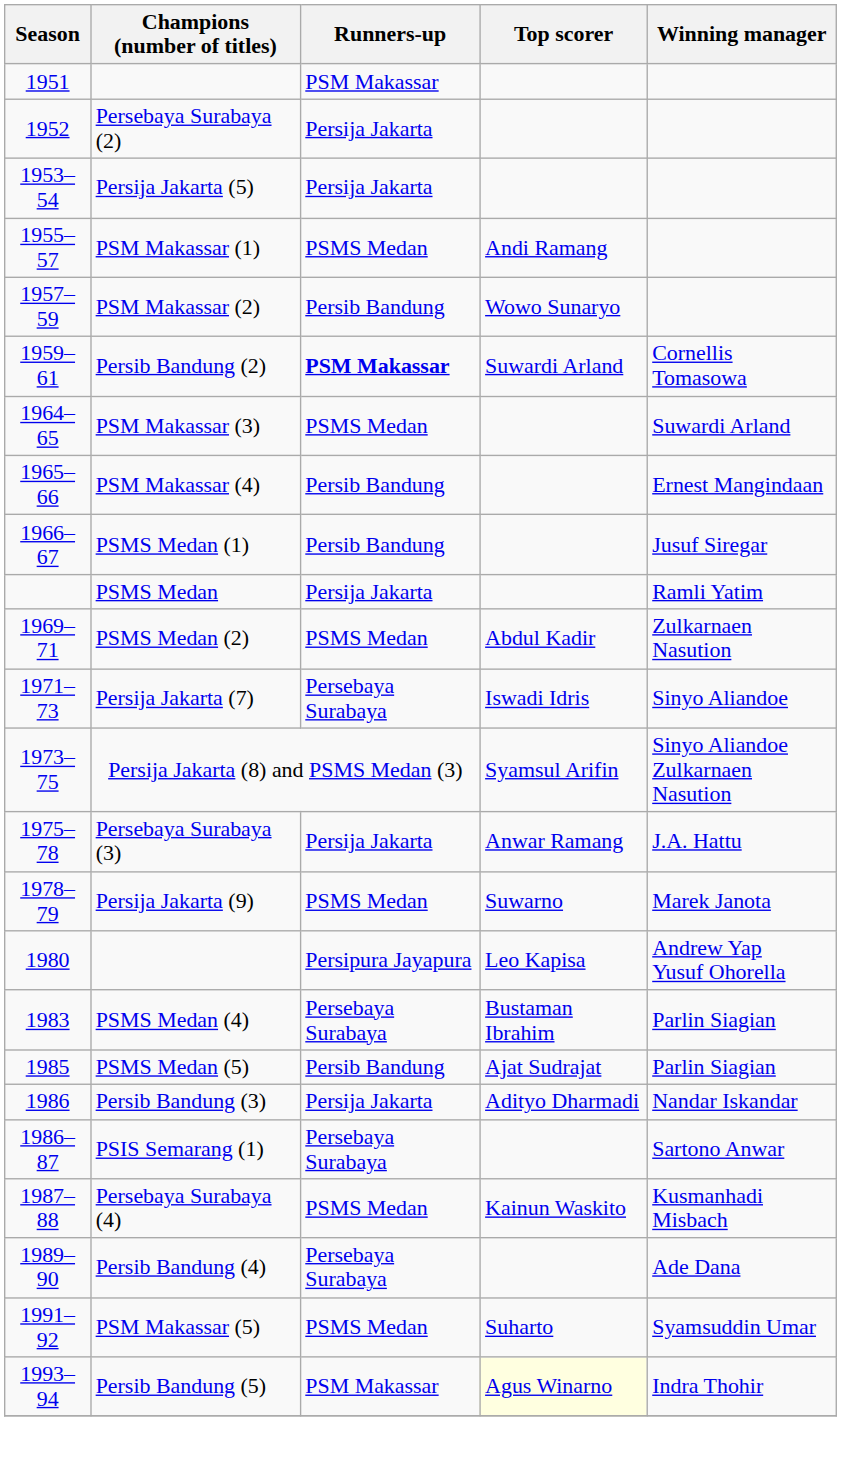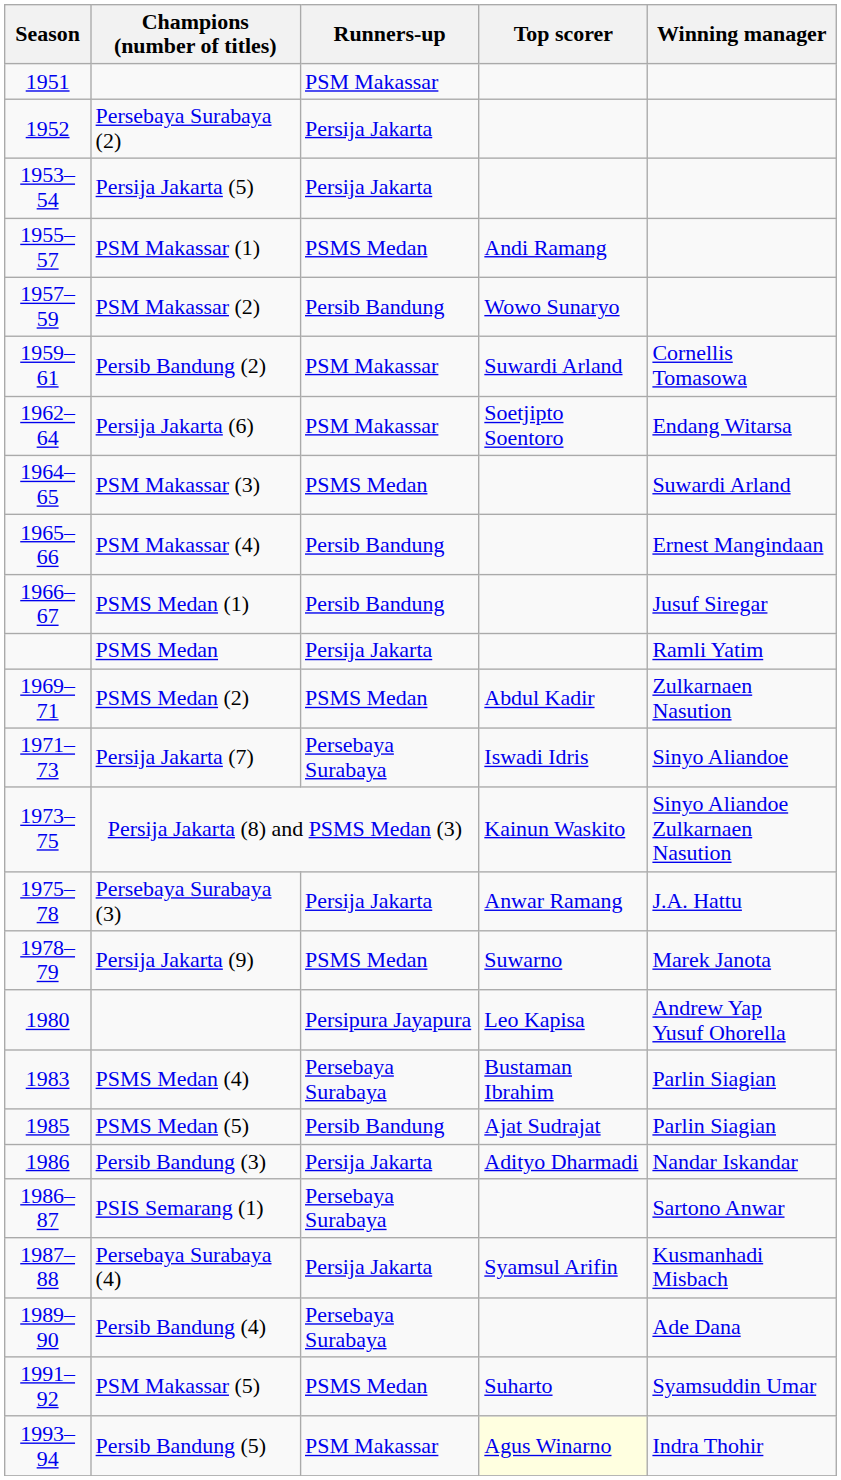(377, 366) bold -> (372, 366) normal
+ row: (48, 425)
(552, 769) Syamsul Arifin -> (555, 829) Kainun Waskito
(367, 1208) PSMS Medan -> (369, 1267) Persija Jakarta
(556, 1208) Kainun Waskito -> (551, 1267) Syamsul Arifin
